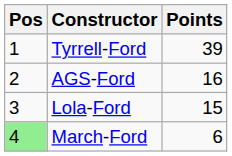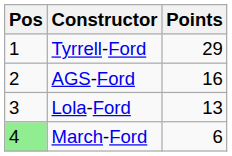(212, 49) 39 -> (212, 49) 29
(212, 108) 15 -> (212, 108) 13
